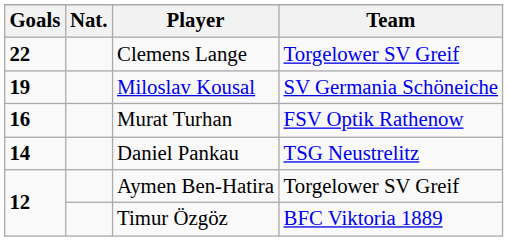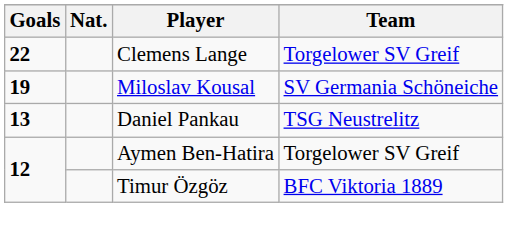- row: (175, 119)
(20, 152) 14 -> (20, 119) 13
